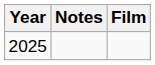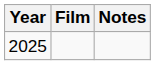columns swapped: (129, 18) <-> (79, 18)
